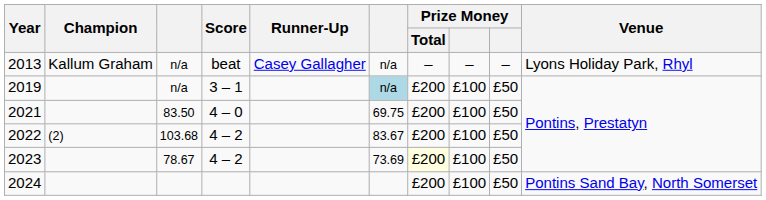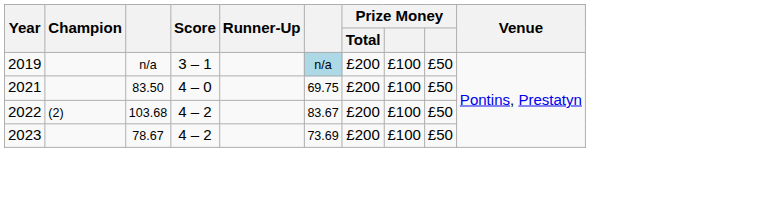- row: (25, 64)
(428, 159) lightyellow background -> (363, 135) no background
- row: (25, 183)
